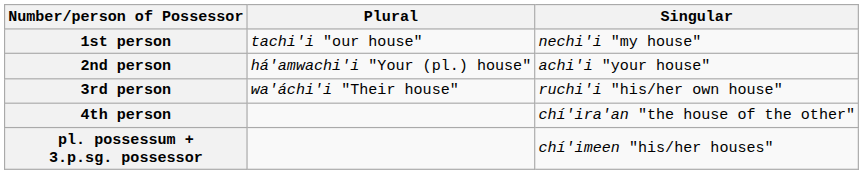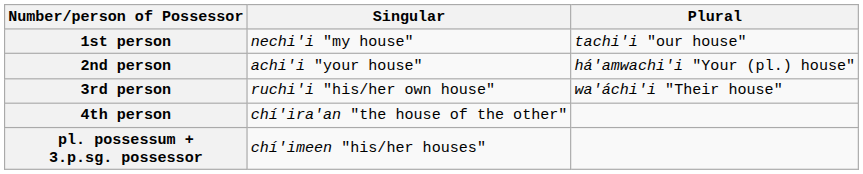columns swapped: (697, 17) <-> (391, 17)
